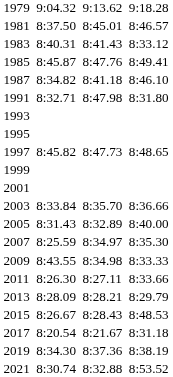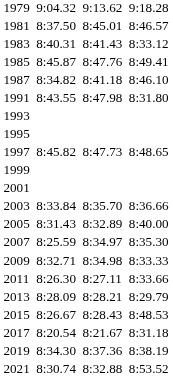(56, 98) 8:32.71 -> (56, 98) 8:43.55
(56, 260) 8:43.55 -> (56, 260) 8:32.71
